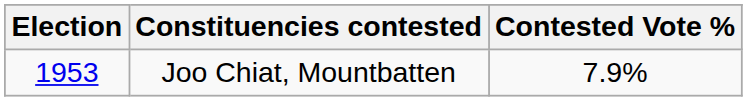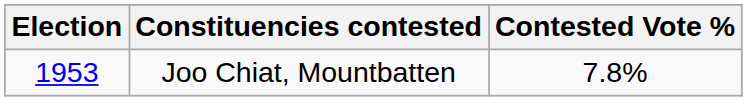(615, 72) 7.9% -> (615, 72) 7.8%
